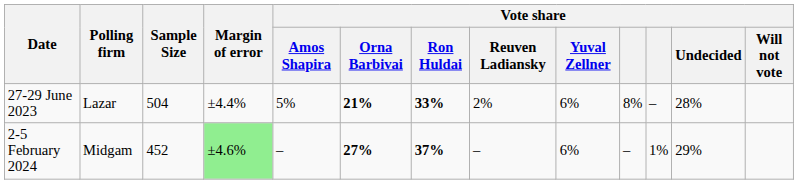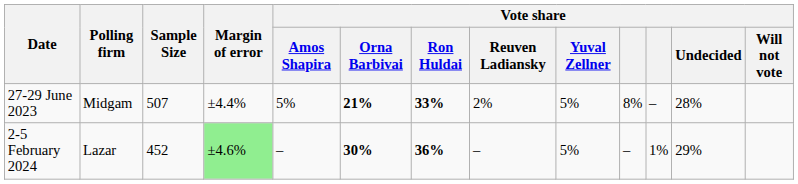(100, 103) Lazar -> (108, 103) Midgam
(157, 103) 504 -> (157, 103) 507
(569, 103) 6% -> (569, 103) 5%
(108, 150) Midgam -> (100, 150) Lazar
(358, 150) 27% -> (358, 150) 30%
(429, 150) 37% -> (429, 150) 36%
(569, 150) 6% -> (569, 150) 5%
